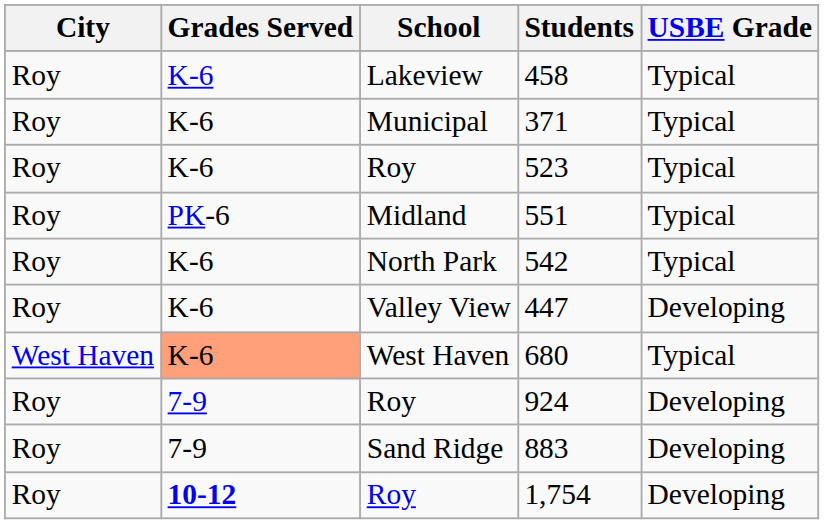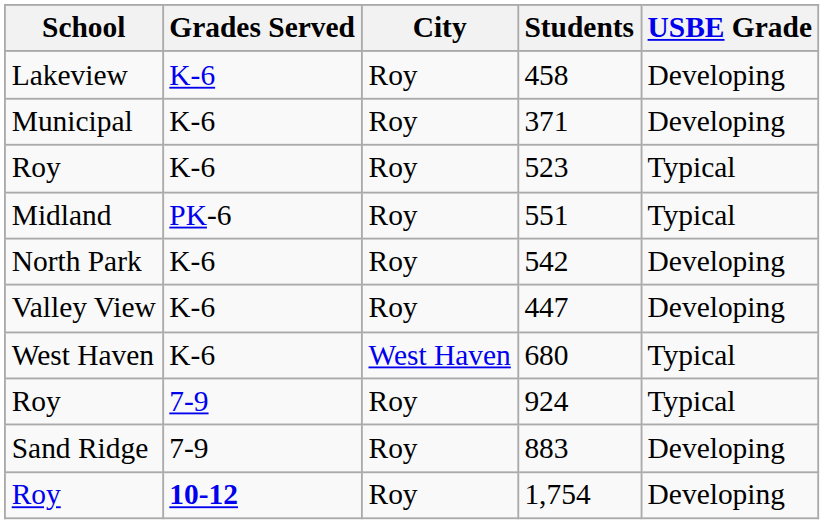columns swapped: (439, 27) <-> (83, 27)
(692, 74) Typical -> (716, 74) Developing
(692, 121) Typical -> (716, 121) Developing
(692, 261) Typical -> (716, 261) Developing
(191, 354) lightsalmon background -> (192, 354) no background
(716, 401) Developing -> (692, 401) Typical
